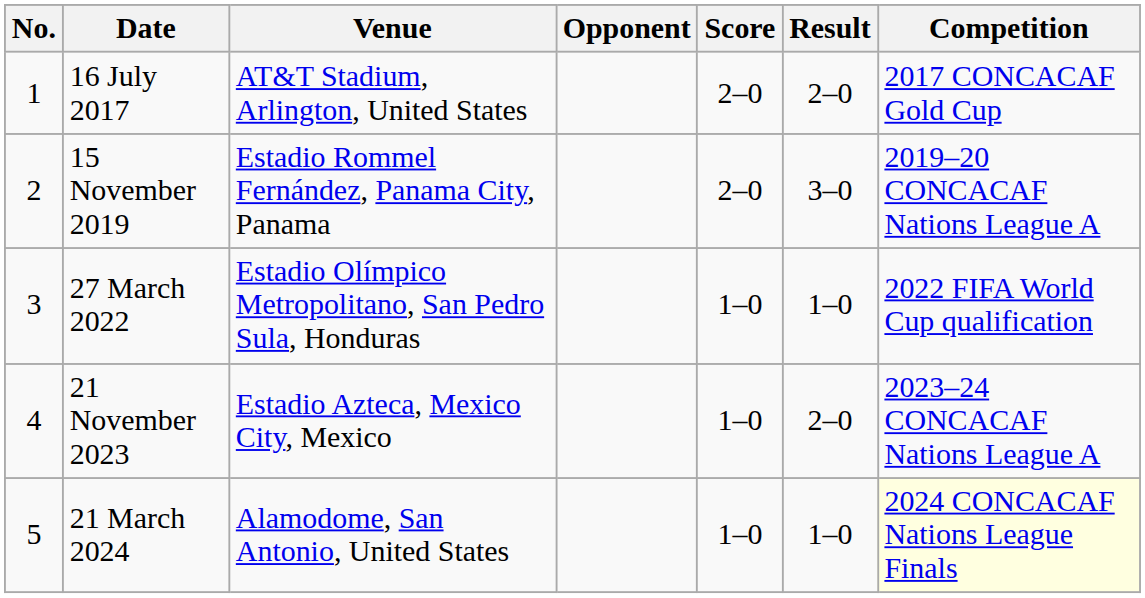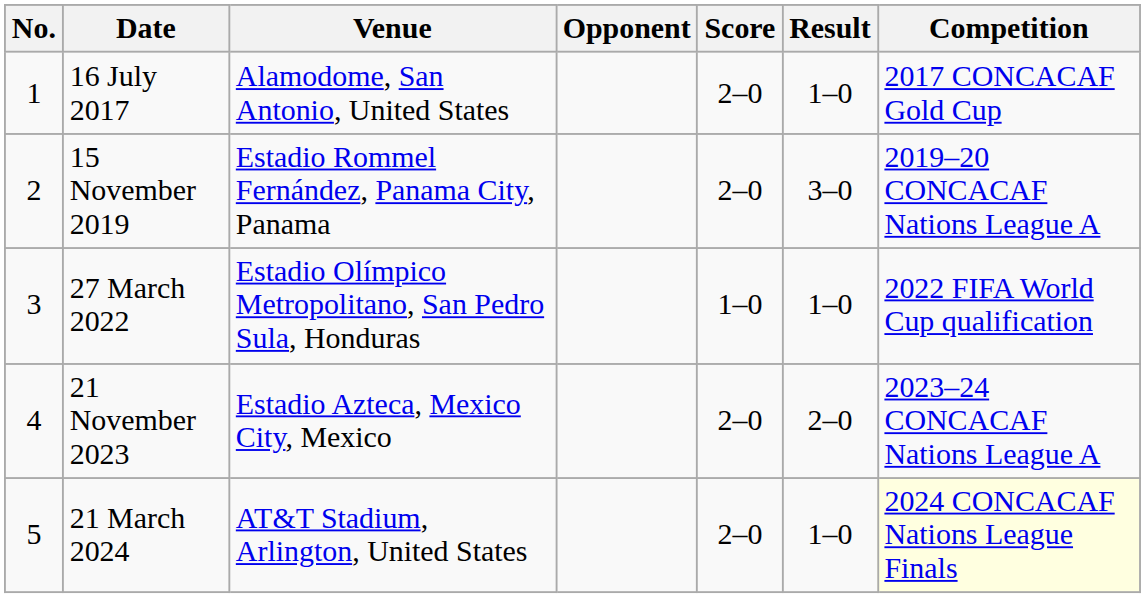(382, 92) AT&T Stadium, Arlington, United States -> (373, 92) Alamodome, San Antonio, United States
(830, 92) 2–0 -> (830, 92) 1–0
(740, 419) 1–0 -> (740, 419) 2–0
(373, 534) Alamodome, San Antonio, United States -> (382, 534) AT&T Stadium, Arlington, United States
(740, 534) 1–0 -> (740, 534) 2–0
